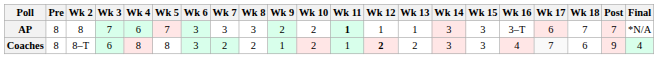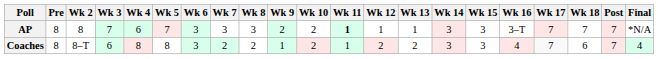(551, 29) 6 -> (551, 29) 7
(381, 45) bold -> (381, 45) normal
(614, 45) 9 -> (614, 45) 7
